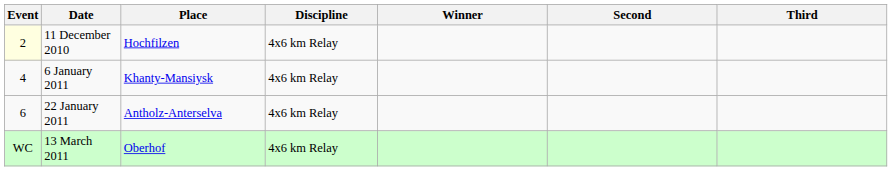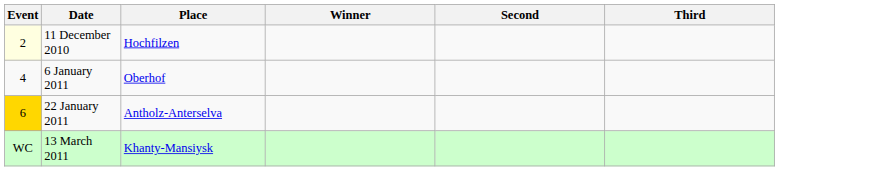- column: (321, 14)
(168, 78) Khanty-Mansiysk -> (145, 78) Oberhof
(23, 113) no background -> (23, 113) gold background
(145, 148) Oberhof -> (168, 148) Khanty-Mansiysk
